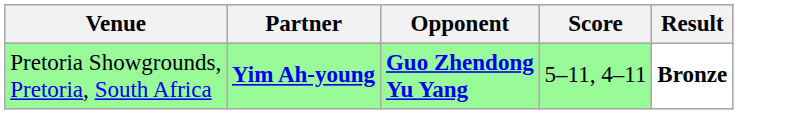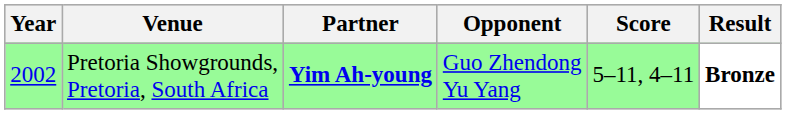+ column: (33, 23)
(460, 75) bold -> (512, 75) normal
